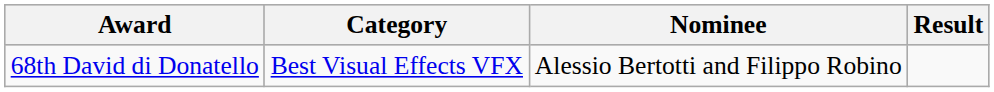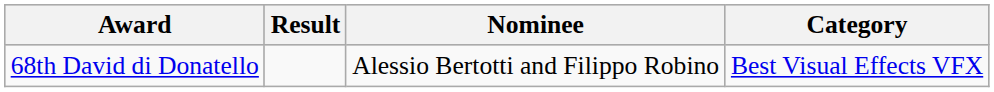columns swapped: (397, 24) <-> (948, 24)
